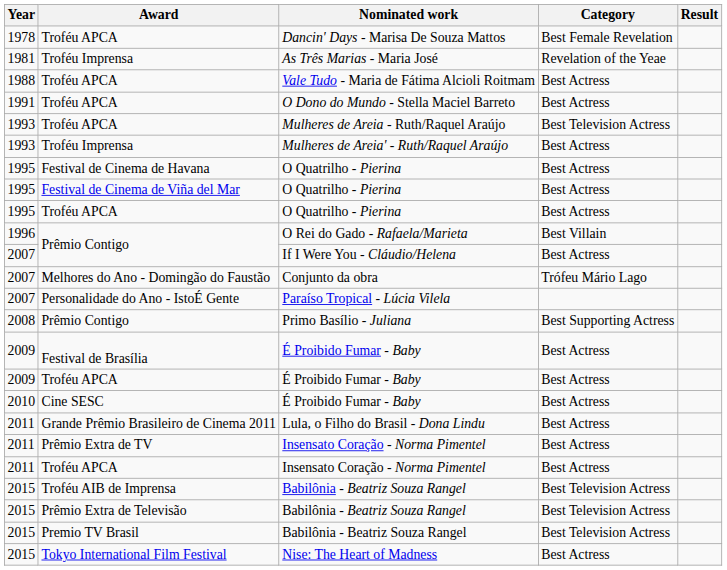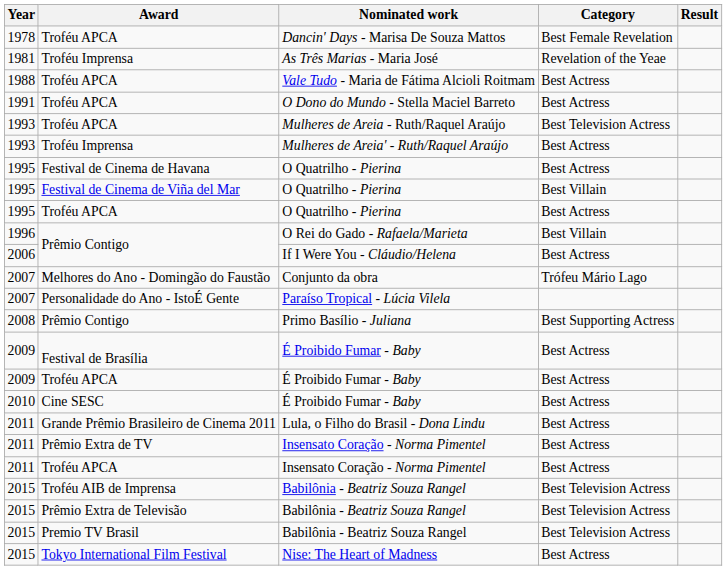(575, 189) Best Actress -> (574, 189) Best Villain
(21, 255) 2007 -> (21, 255) 2006
